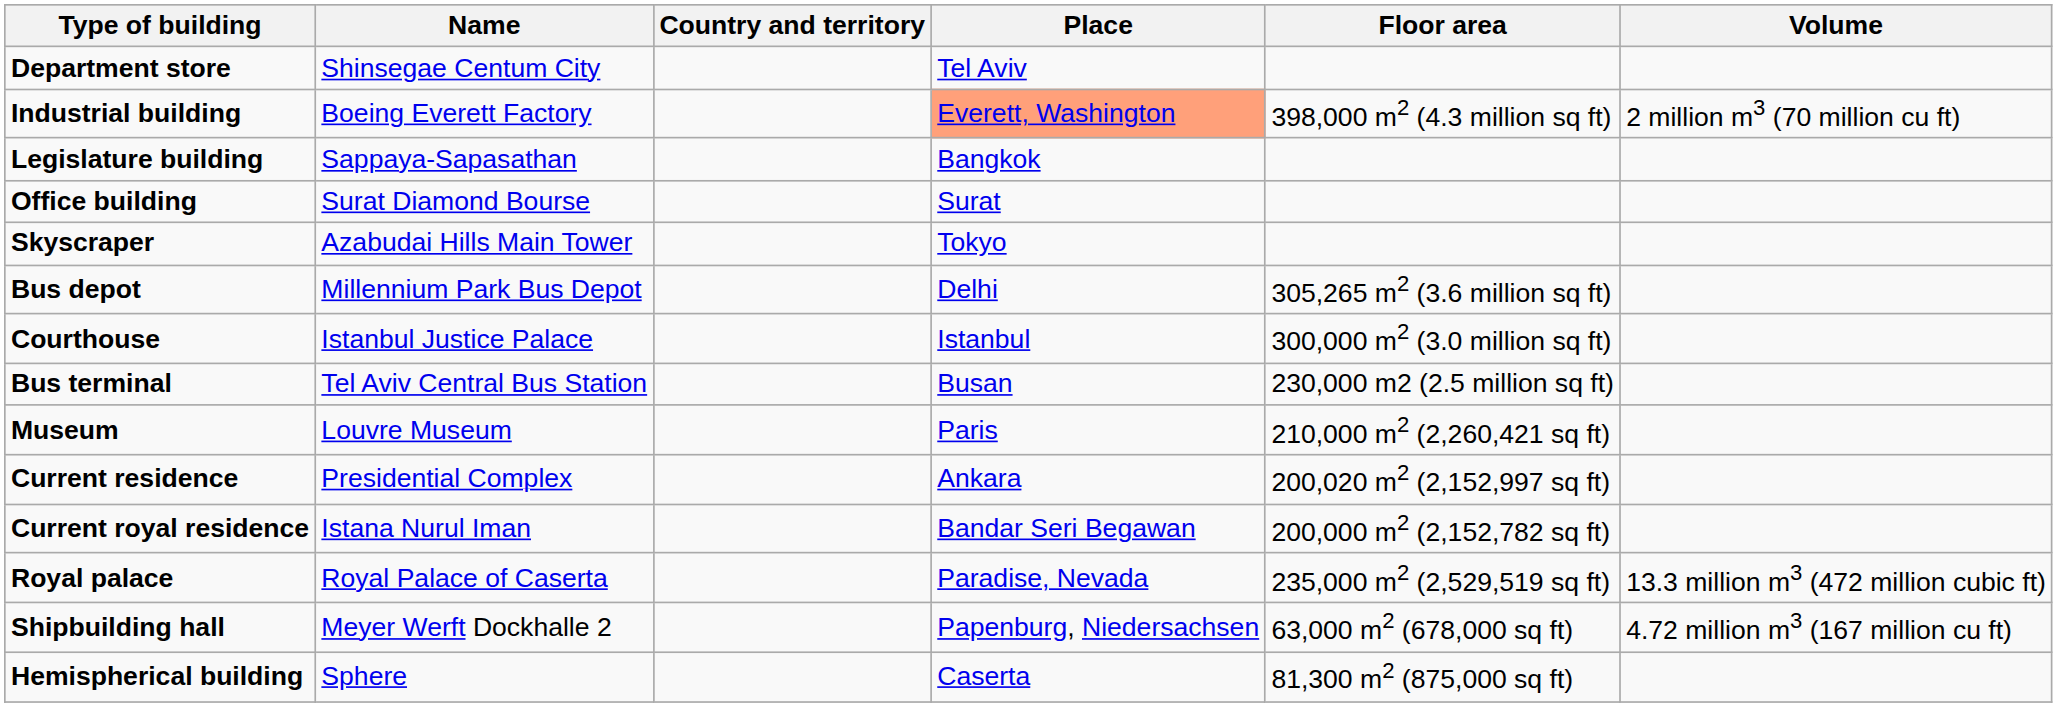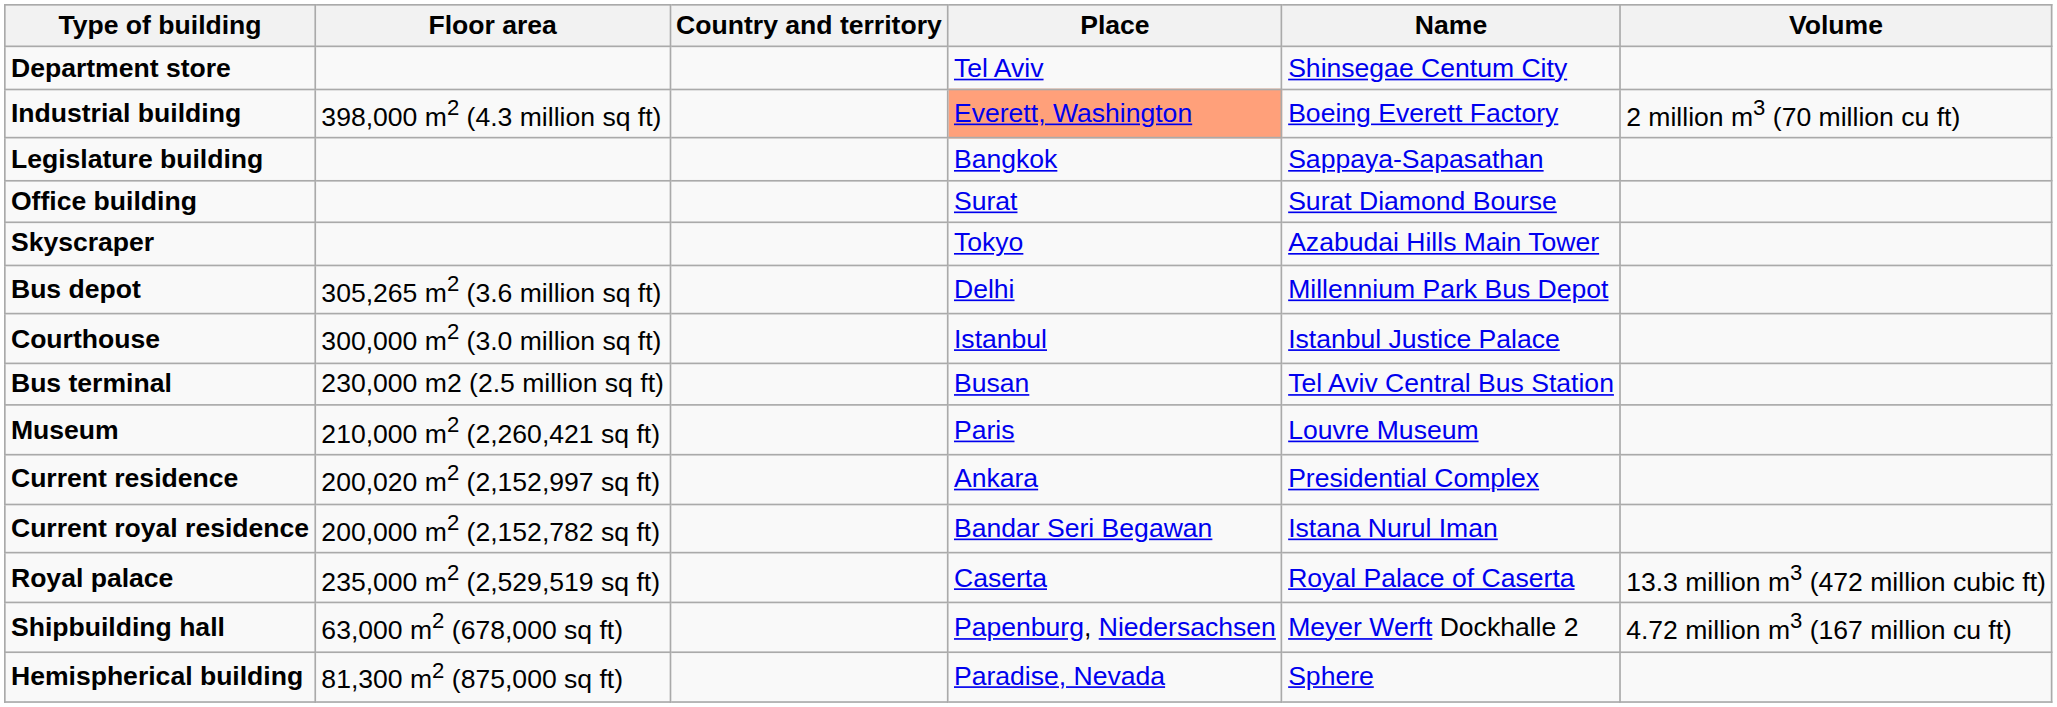columns swapped: (484, 25) <-> (1443, 25)
(1043, 577) Paradise, Nevada -> (1000, 577) Caserta
(984, 676) Caserta -> (1060, 676) Paradise, Nevada
